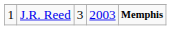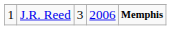(102, 14) 2003 -> (102, 14) 2006
